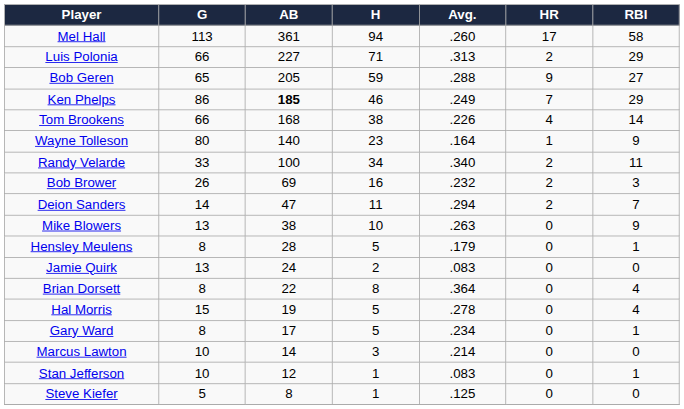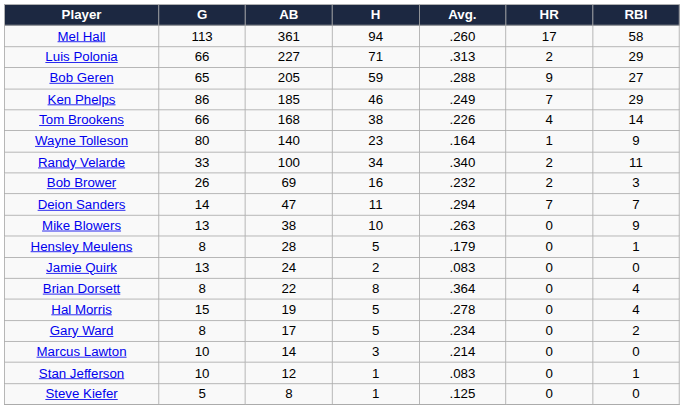(289, 99) bold -> (289, 99) normal
(549, 204) 2 -> (549, 204) 7
(636, 330) 1 -> (636, 330) 2
